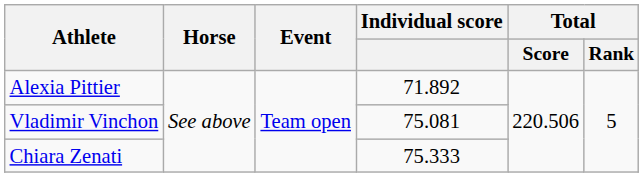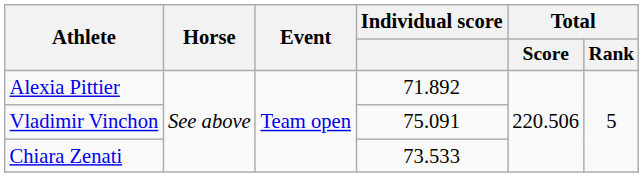(432, 121) 75.081 -> (432, 121) 75.091
(432, 155) 75.333 -> (432, 155) 73.533
